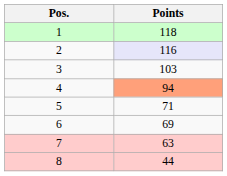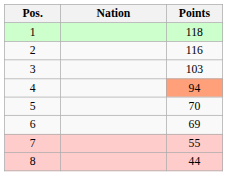+ column: (113, 13)
(168, 50) lavender background -> (194, 50) no background
(168, 106) 71 -> (194, 106) 70
(168, 143) 63 -> (194, 143) 55
